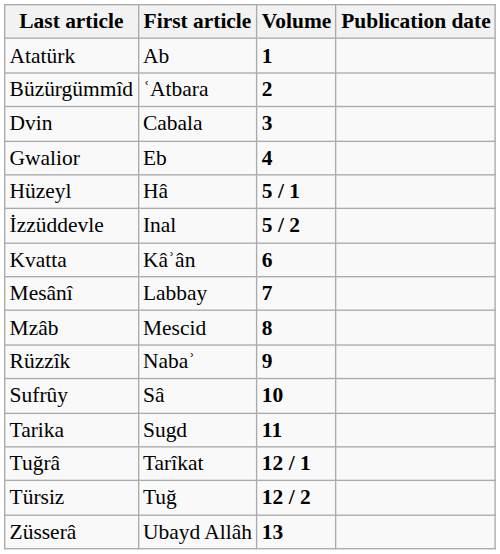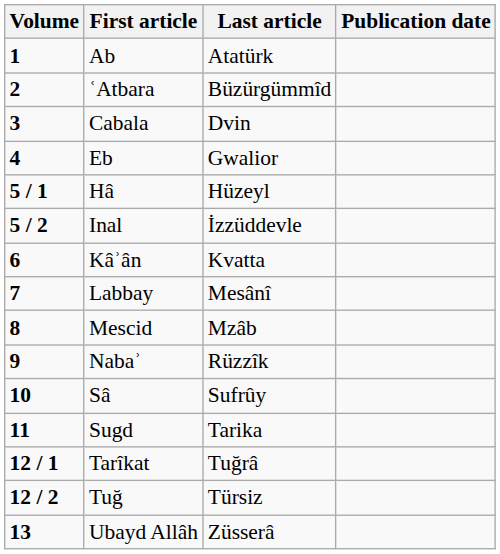columns swapped: (297, 21) <-> (71, 21)
